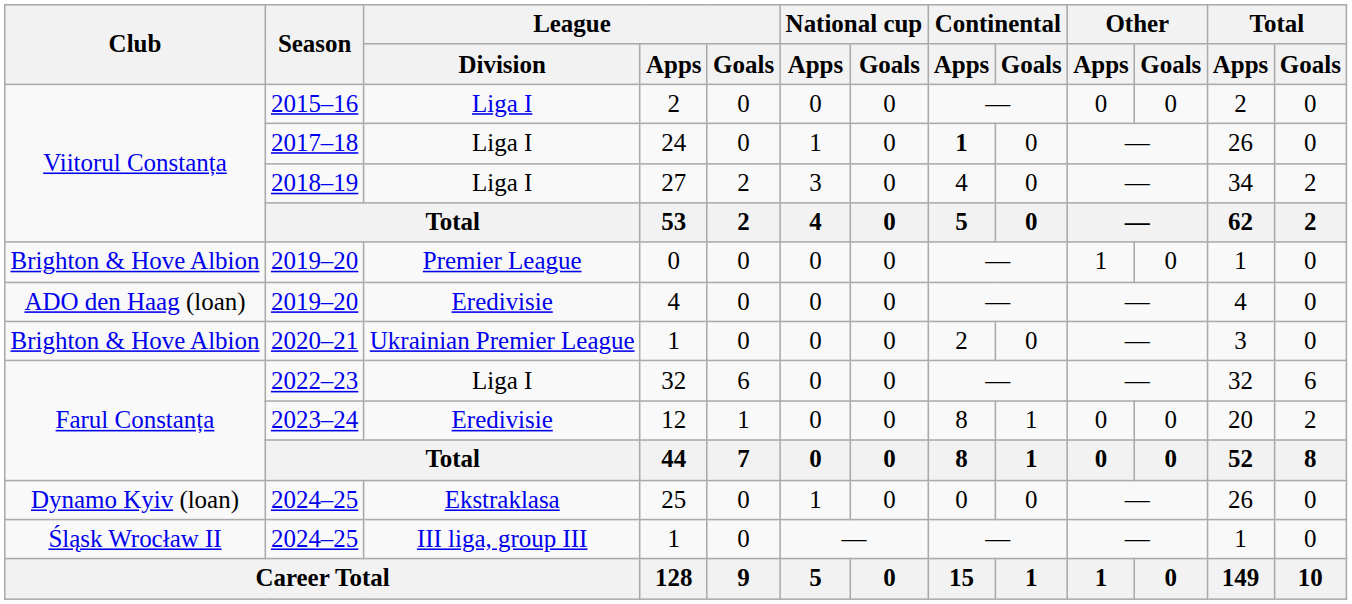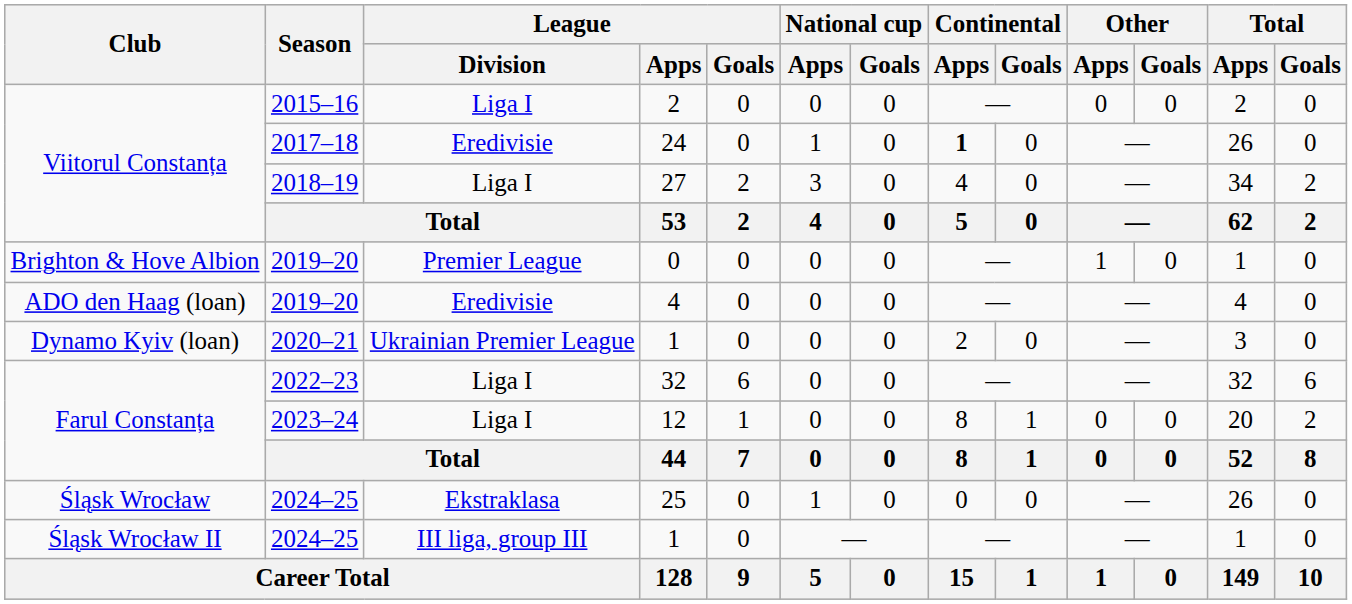(502, 143) Liga I -> (502, 143) Eredivisie
(135, 340) Brighton & Hove Albion -> (135, 340) Dynamo Kyiv (loan)
(502, 420) Eredivisie -> (502, 420) Liga I
(135, 499) Dynamo Kyiv (loan) -> (135, 499) Śląsk Wrocław
